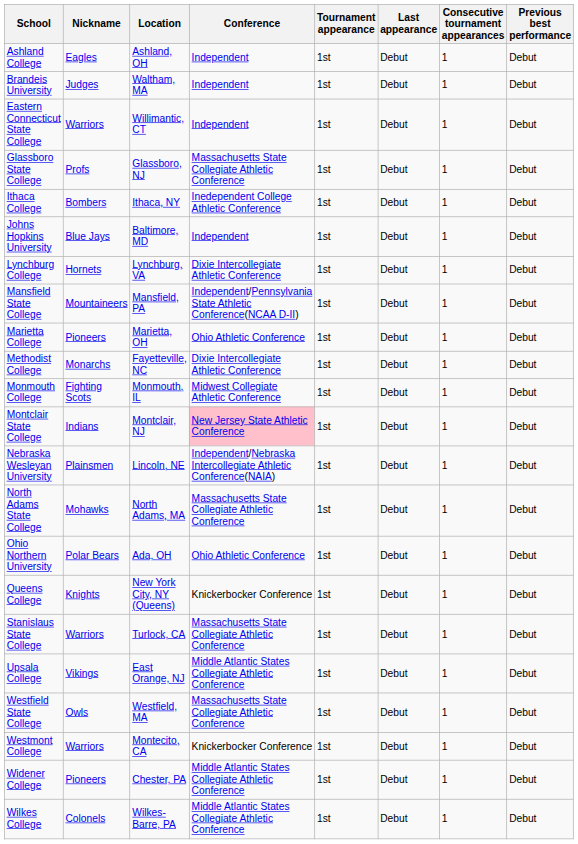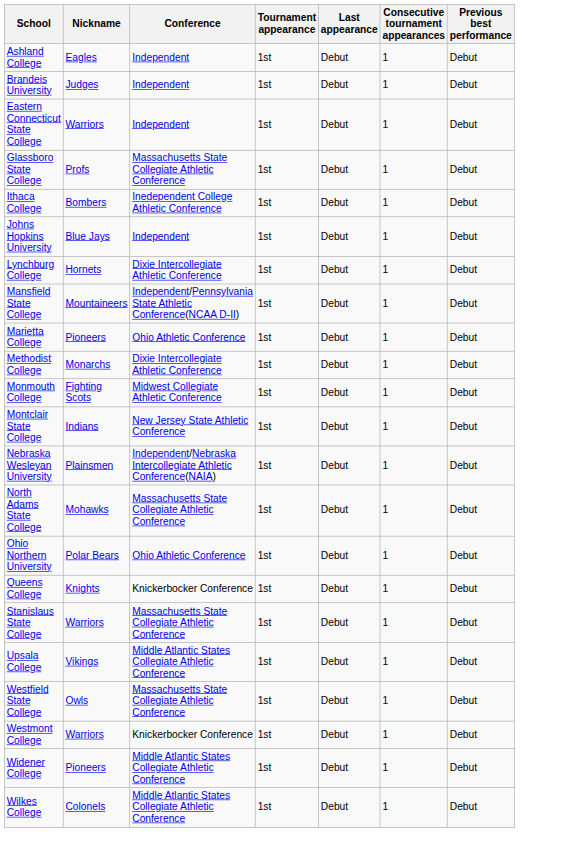- column: (160, 24)
(250, 426) pink background -> (190, 426) no background
